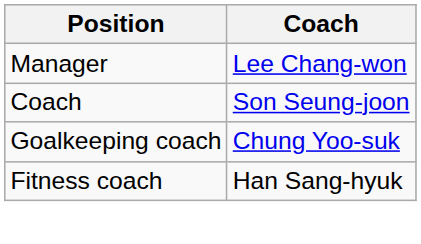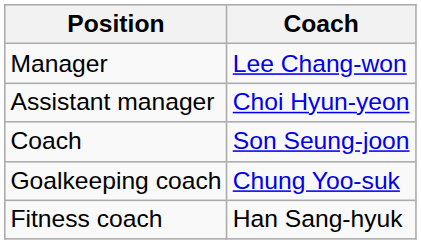+ row: (112, 102)
